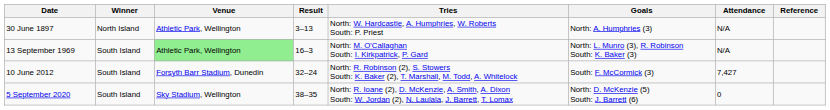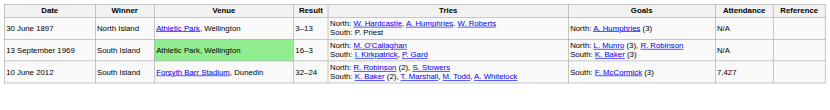- row: (38, 94)
